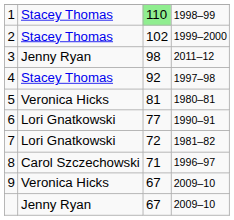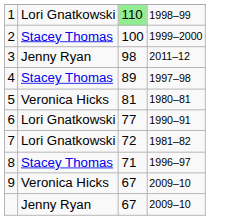(67, 15) Stacey Thomas -> (68, 15) Lori Gnatkowski
(157, 36) 102 -> (133, 36) 100
(153, 78) 92 -> (129, 78) 89
(80, 162) Carol Szczechowski -> (67, 162) Stacey Thomas
